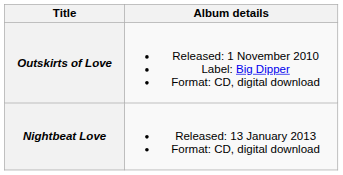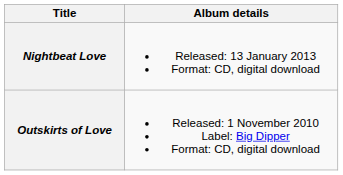rows swapped: (65, 62) <-> (65, 136)
